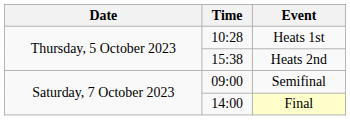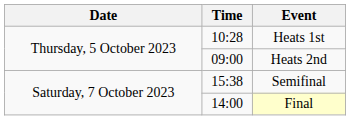(227, 59) 15:38 -> (227, 59) 09:00
(227, 81) 09:00 -> (227, 81) 15:38
